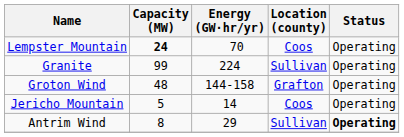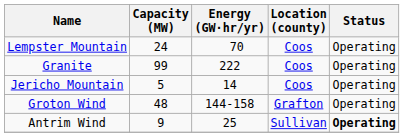(161, 47) bold -> (161, 47) normal
(230, 66) 224 -> (230, 66) 222
(299, 66) Sullivan -> (299, 66) Coos
rows swapped: (67, 85) <-> (67, 104)
(161, 123) 8 -> (161, 123) 9
(230, 123) 29 -> (230, 123) 25
